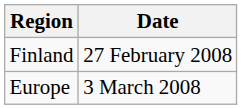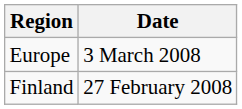rows swapped: (42, 54) <-> (40, 87)
